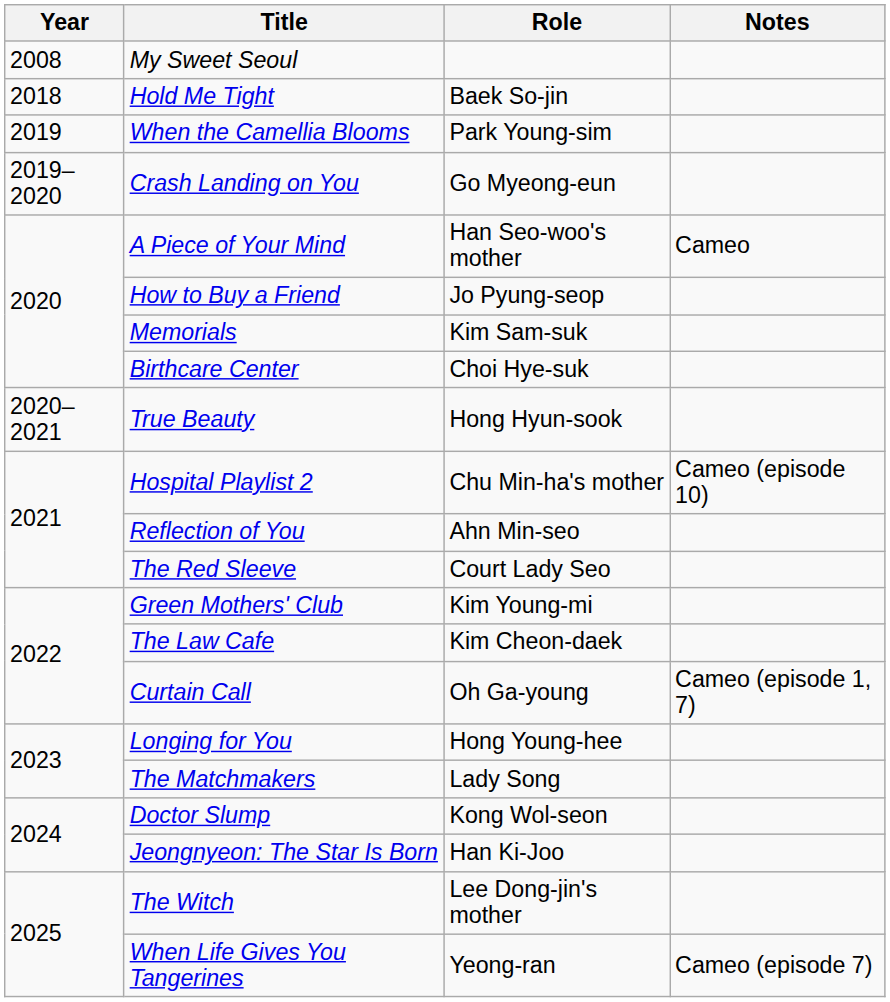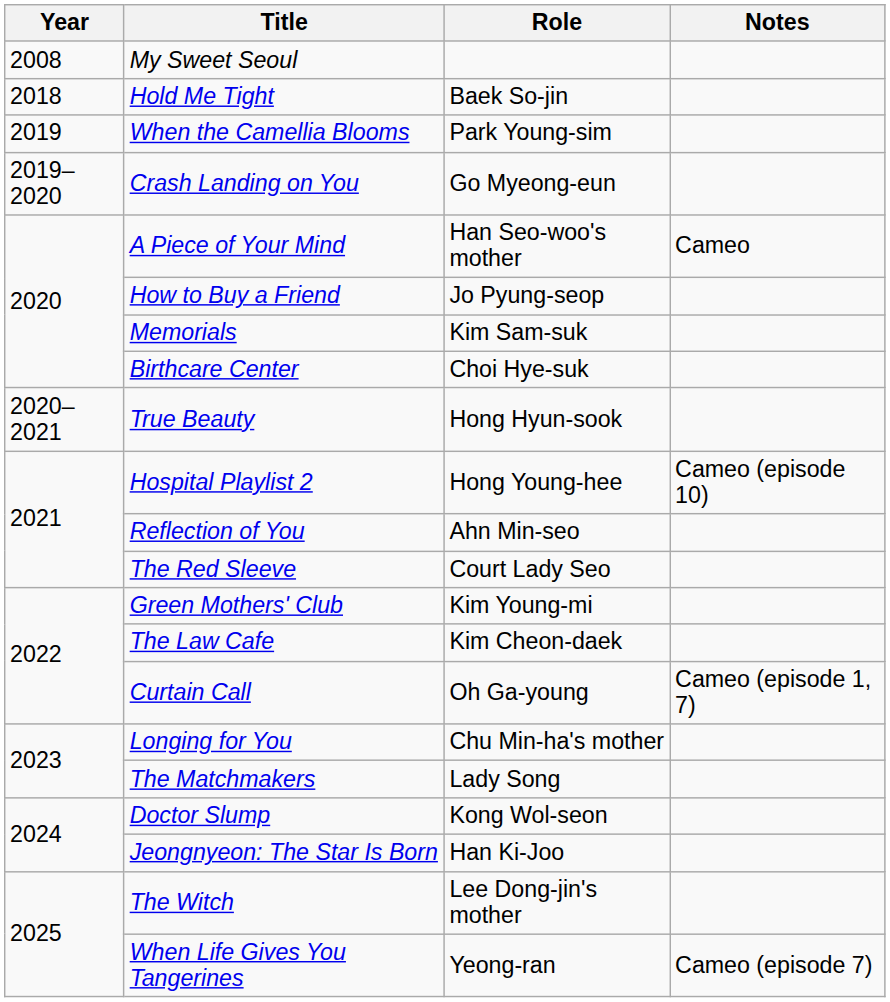(557, 482) Chu Min-ha's mother -> (536, 482) Hong Young-hee
(536, 742) Hong Young-hee -> (557, 742) Chu Min-ha's mother
